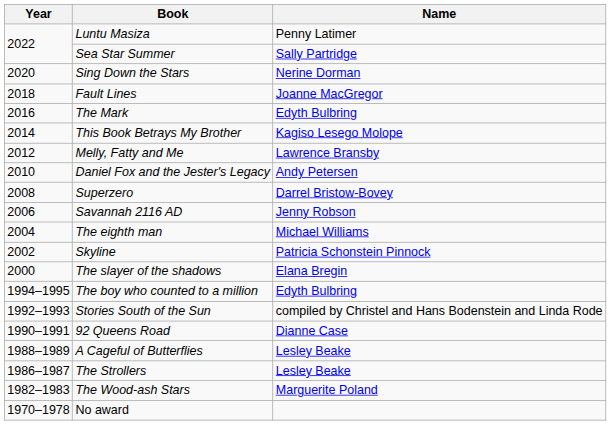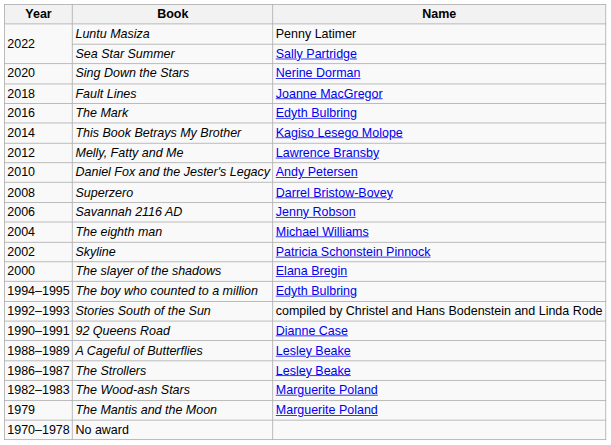+ row: (146, 410)
